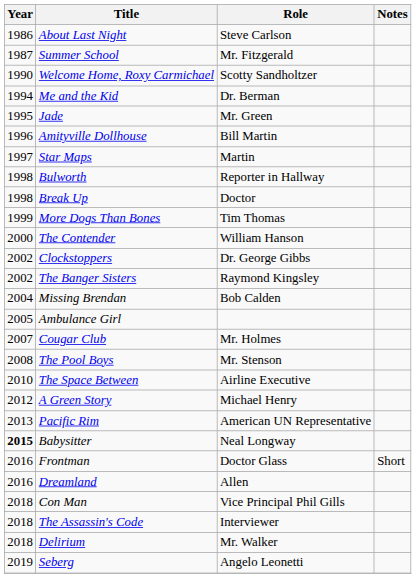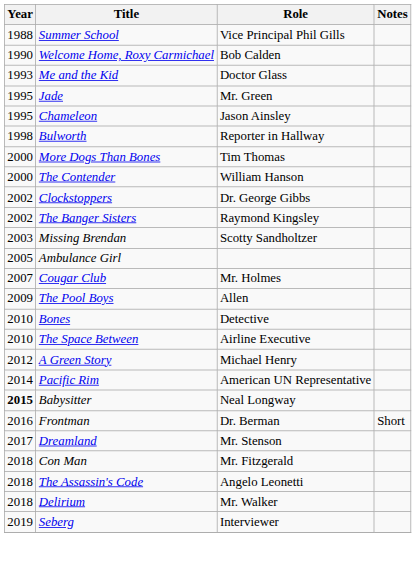- row: (83, 34)
(20, 55) 1987 -> (20, 34) 1988
(256, 55) Mr. Fitzgerald -> (282, 34) Vice Principal Phil Gills
(268, 75) Scotty Sandholtzer -> (250, 55) Bob Calden
(20, 95) 1994 -> (20, 75) 1993
(250, 95) Dr. Berman -> (253, 75) Doctor Glass
+ row: (68, 116)
- row: (93, 136)
- row: (65, 156)
- row: (63, 197)
(20, 217) 1999 -> (20, 156) 2000
(20, 298) 2004 -> (20, 237) 2003
(250, 298) Bob Calden -> (268, 237) Scotty Sandholtzer
(20, 359) 2008 -> (20, 298) 2009
(251, 359) Mr. Stenson -> (234, 298) Allen
+ row: (54, 319)
(20, 420) 2013 -> (20, 380) 2014
(253, 461) Doctor Glass -> (250, 420) Dr. Berman
(20, 481) 2016 -> (20, 440) 2017
(234, 481) Allen -> (251, 440) Mr. Stenson
(282, 501) Vice Principal Phil Gills -> (256, 461) Mr. Fitzgerald
(249, 522) Interviewer -> (262, 481) Angelo Leonetti
(262, 562) Angelo Leonetti -> (249, 522) Interviewer
